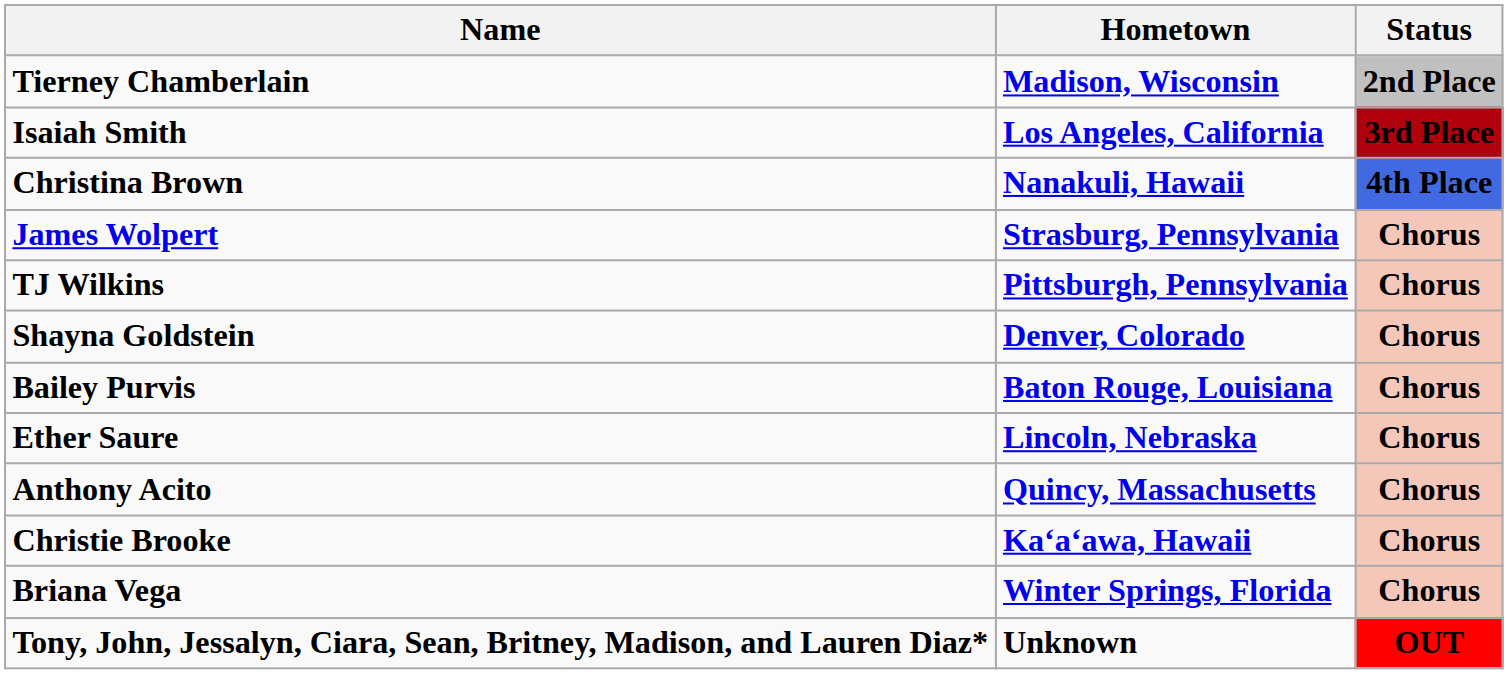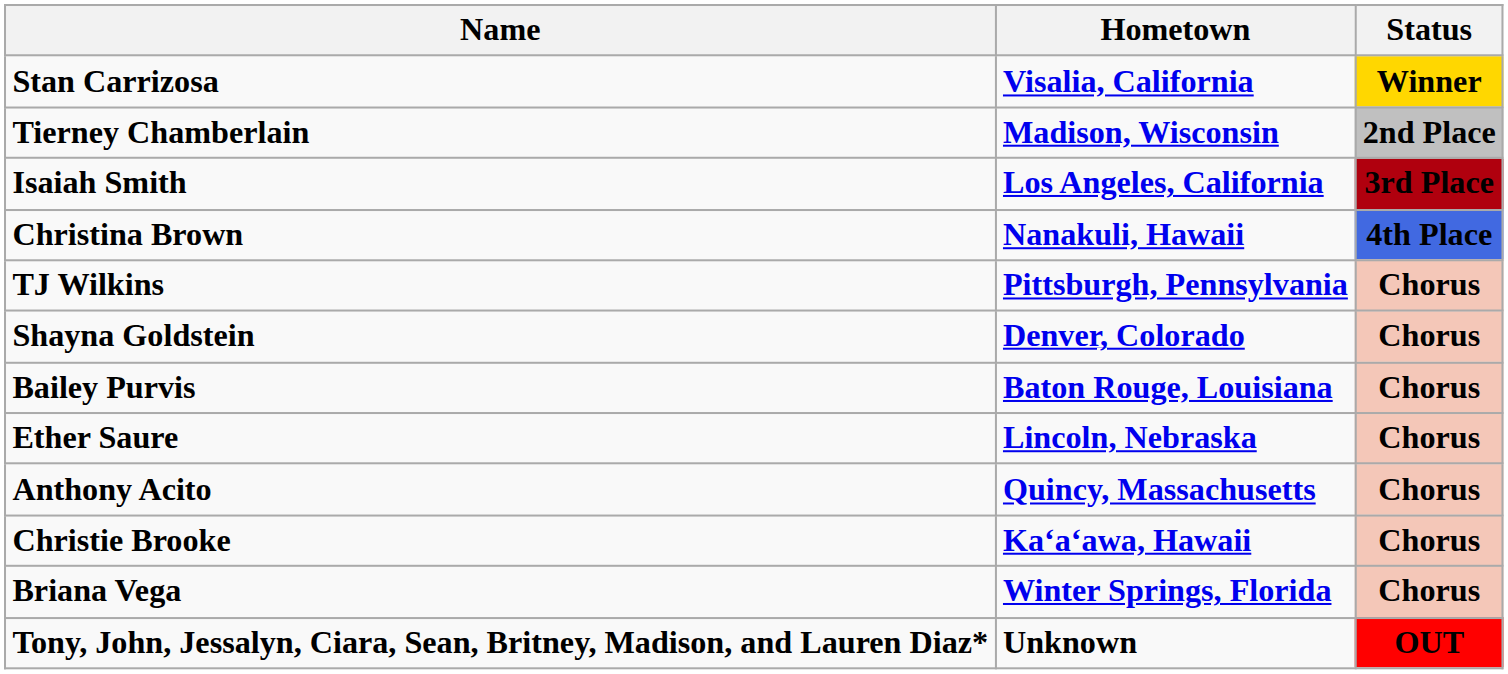+ row: (116, 81)
- row: (115, 234)
